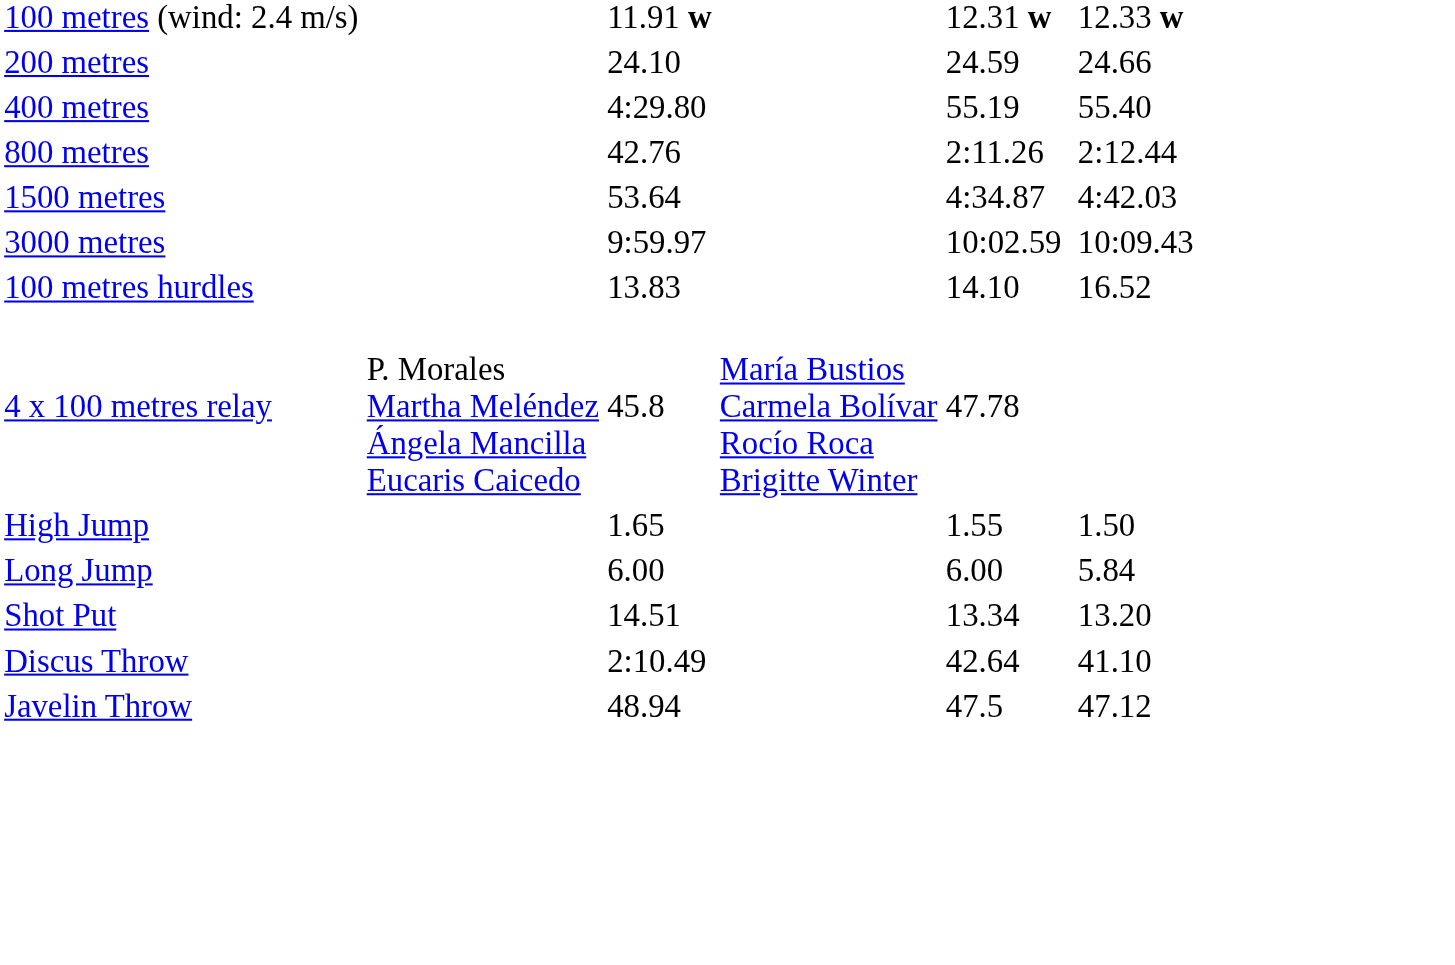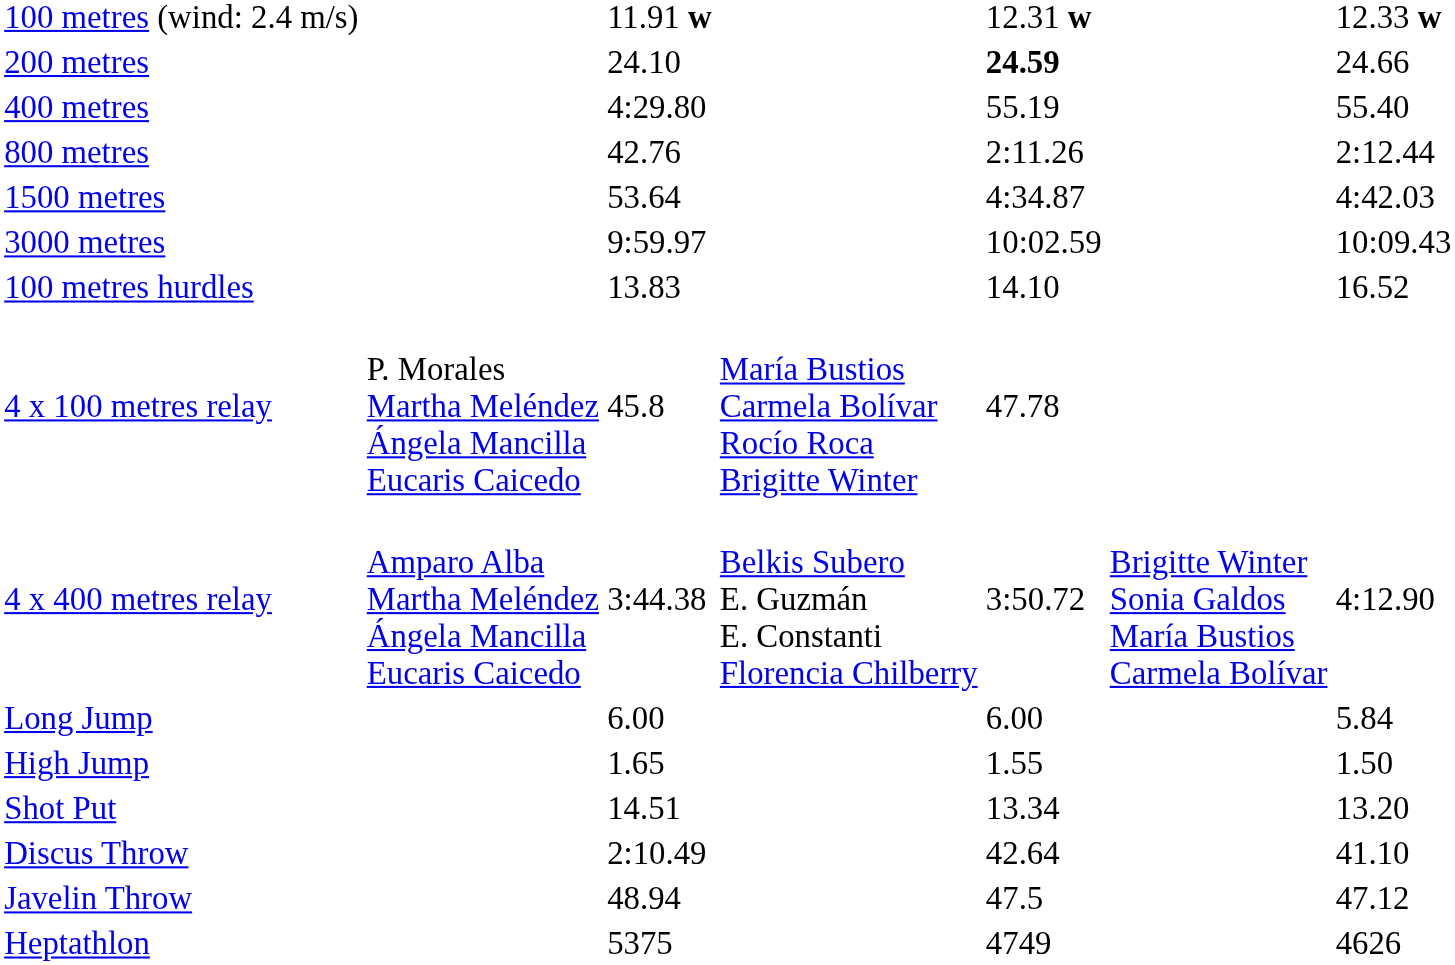(983, 62) normal -> (1023, 62) bold
+ row: (138, 599)
rows swapped: (77, 525) <-> (78, 570)
+ row: (77, 943)
